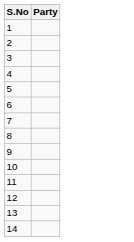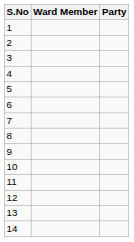+ column: (65, 12)
